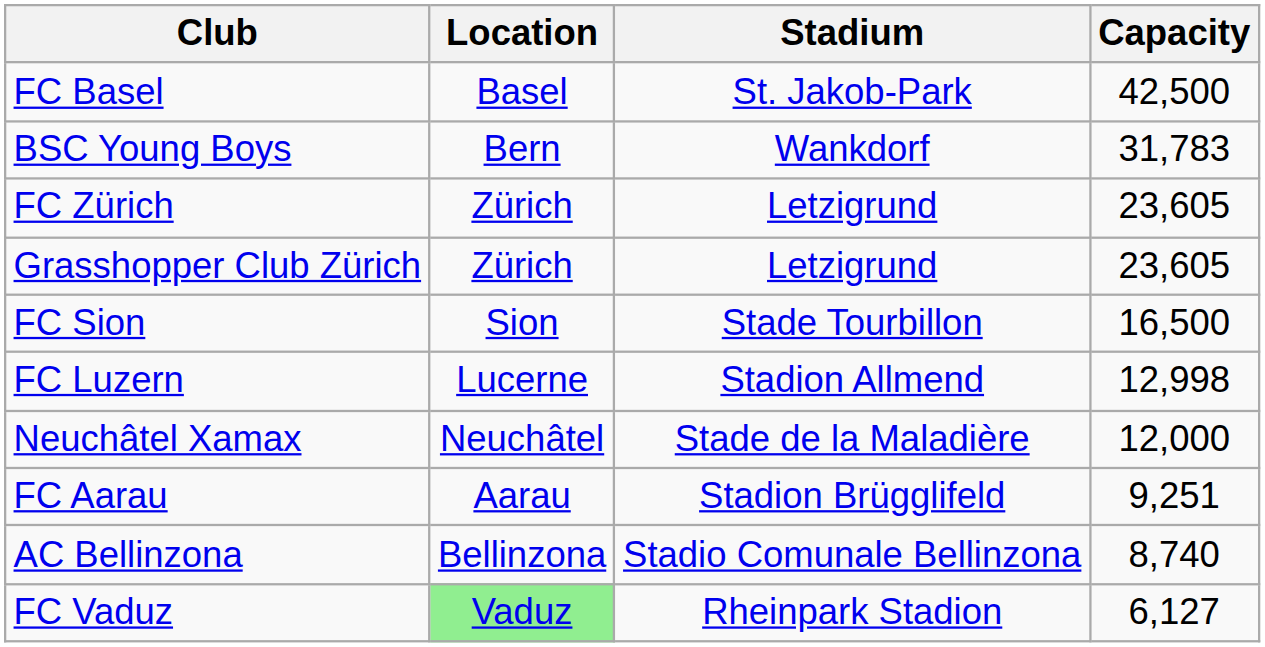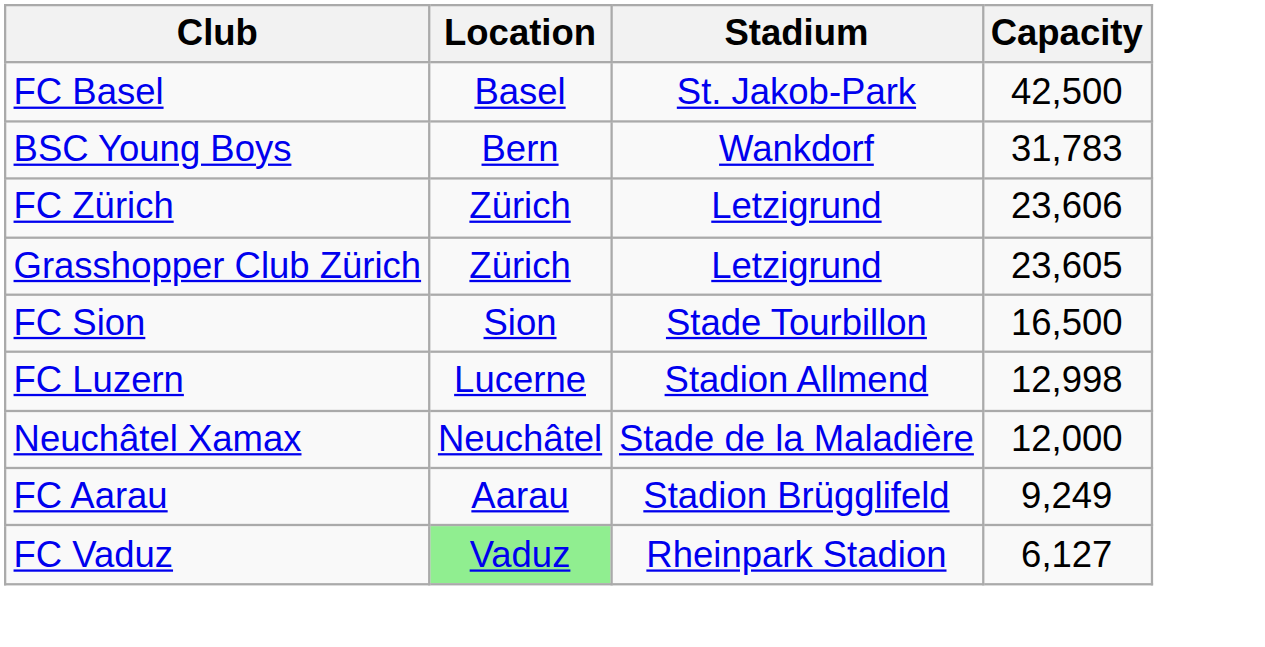(1174, 206) 23,605 -> (1067, 206) 23,606
(1174, 496) 9,251 -> (1067, 496) 9,249
- row: (128, 554)
